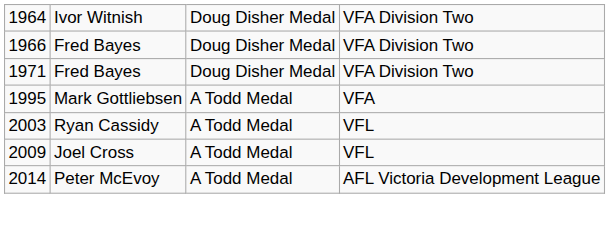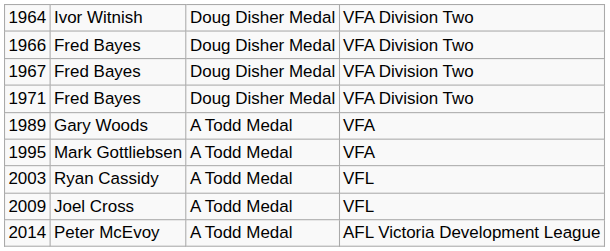+ row: (27, 71)
+ row: (27, 125)
